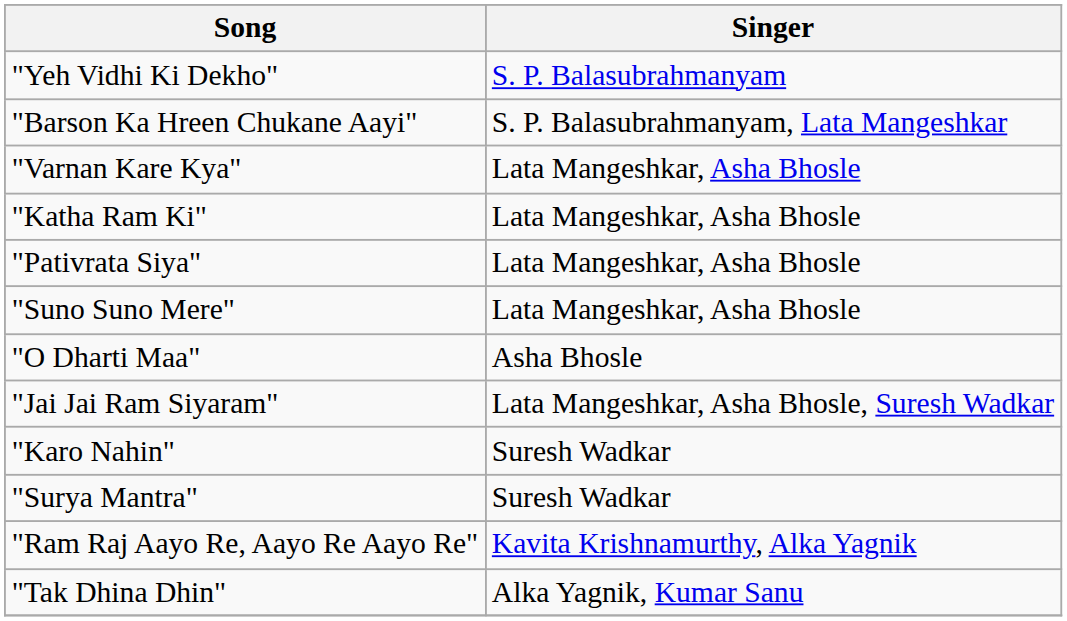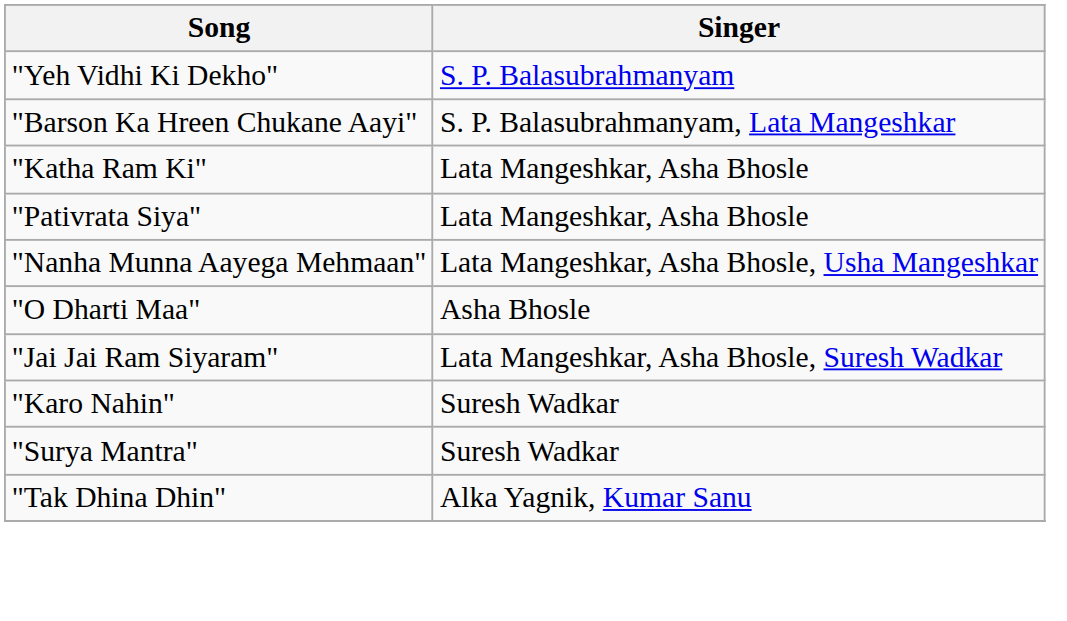- row: (127, 168)
- row: (123, 309)
+ row: (219, 262)
- row: (245, 544)
